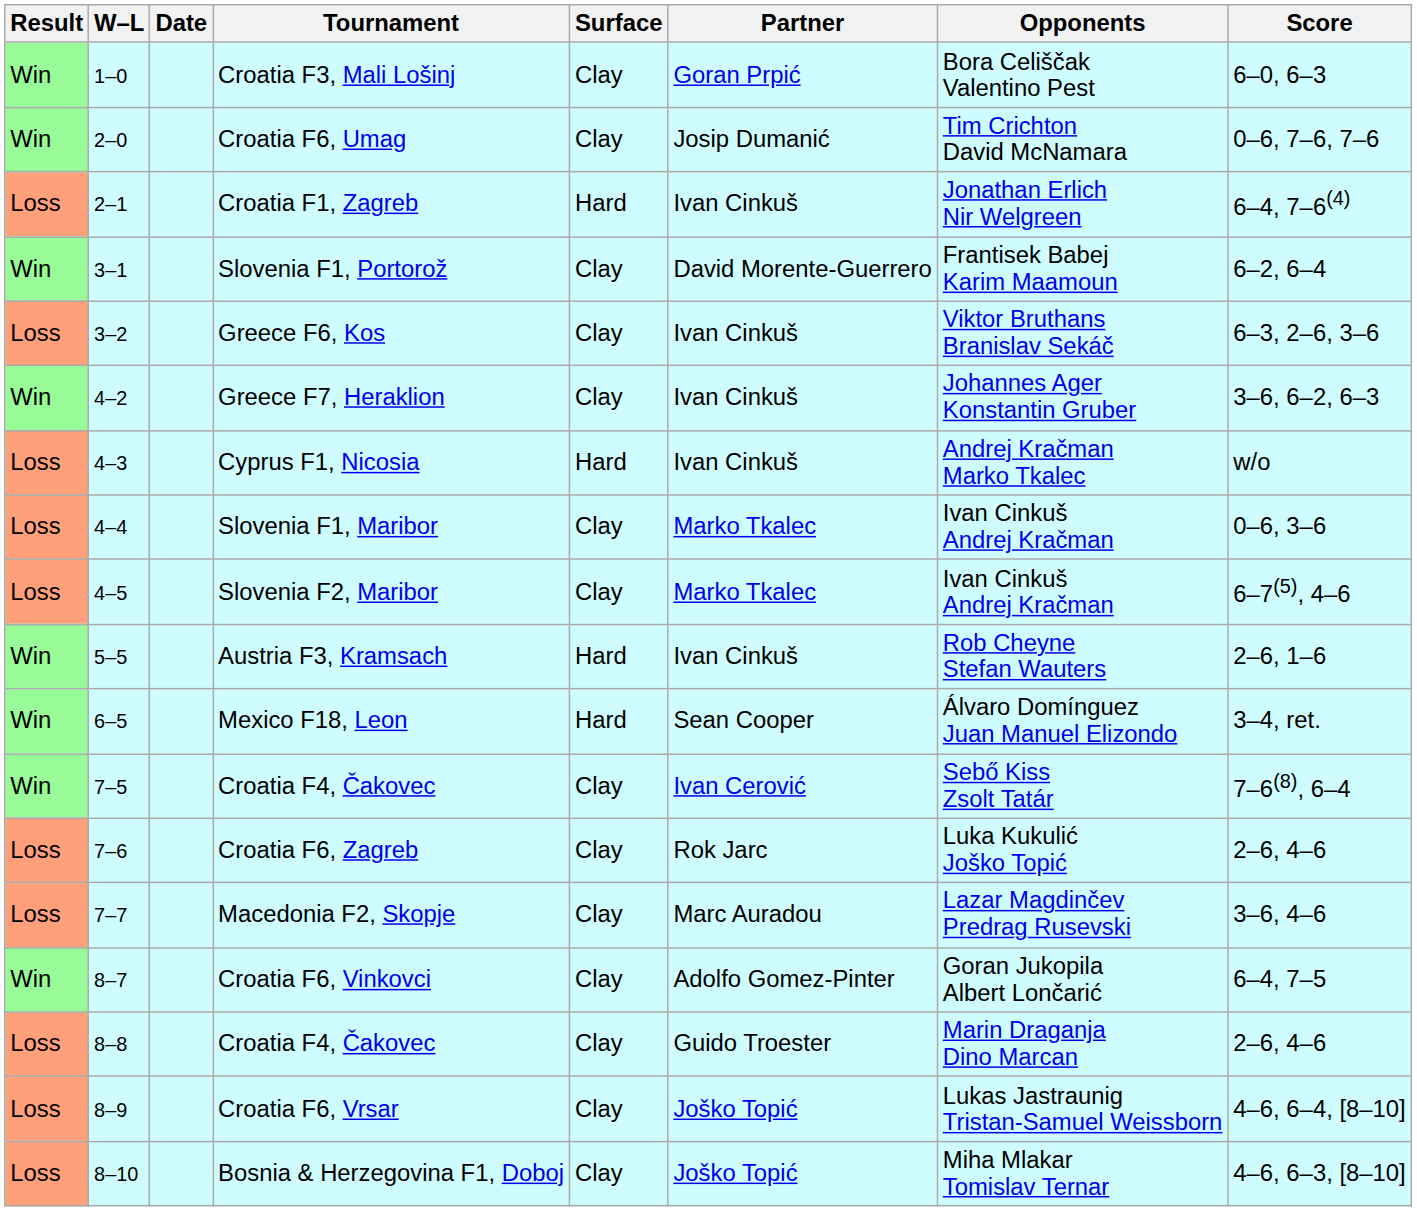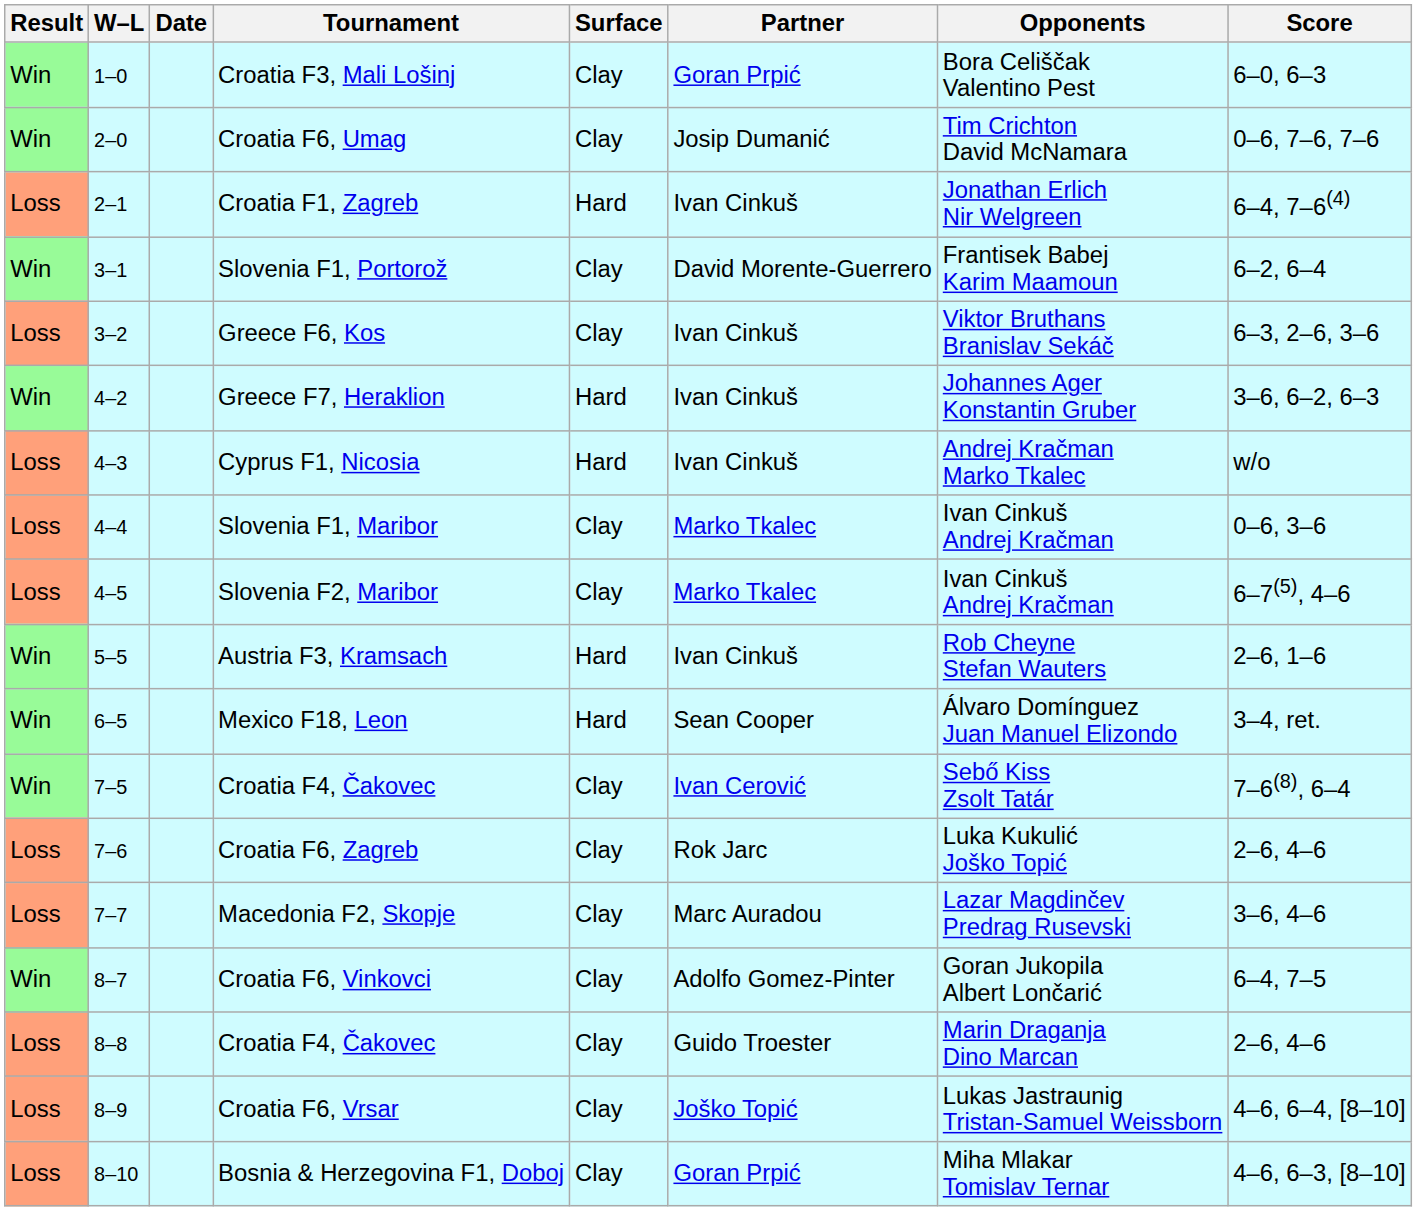(599, 397) Clay -> (601, 397) Hard
(735, 1173) Joško Topić -> (737, 1173) Goran Prpić
